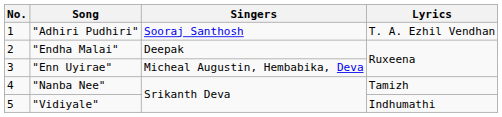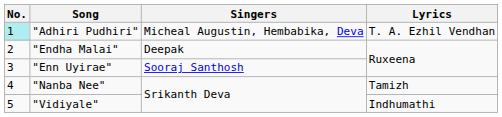(10, 31) no background -> (10, 31) paleturquoise background
(194, 31) Sooraj Santhosh -> (254, 31) Micheal Augustin, Hembabika, Deva
(254, 67) Micheal Augustin, Hembabika, Deva -> (194, 67) Sooraj Santhosh
